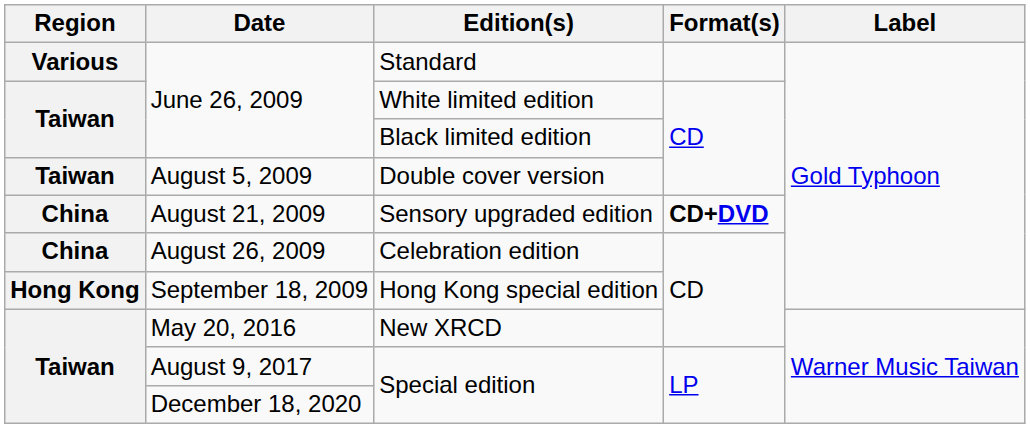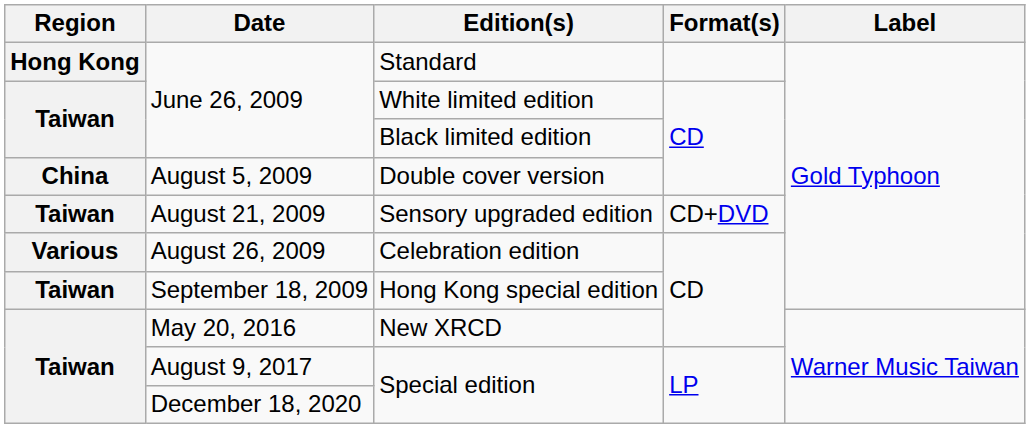(75, 61) Various -> (75, 61) Hong Kong
(75, 175) Taiwan -> (75, 175) China
(75, 213) China -> (75, 213) Taiwan
(719, 213) bold -> (719, 213) normal
(75, 251) China -> (75, 251) Various
(75, 289) Hong Kong -> (75, 289) Taiwan
